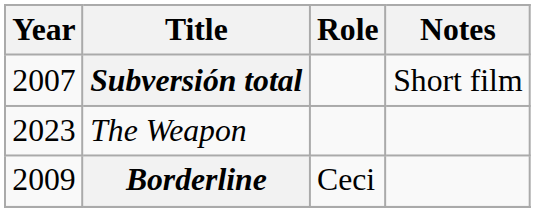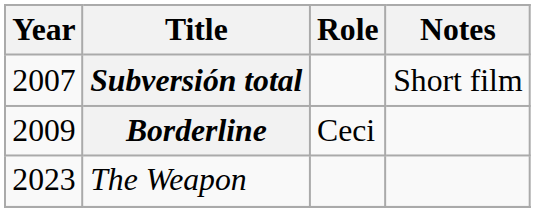rows swapped: (196, 180) <-> (168, 130)
